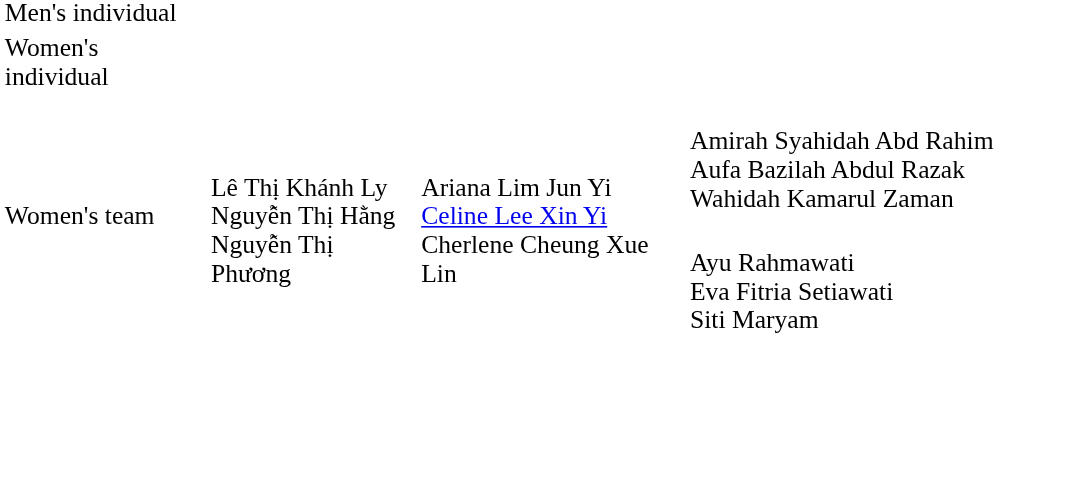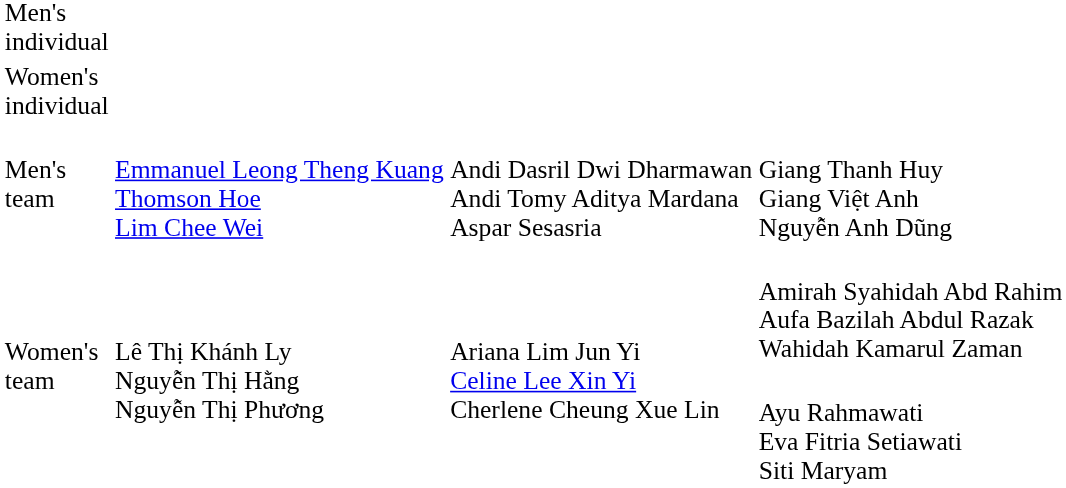+ row: (36, 184)
